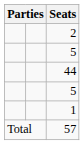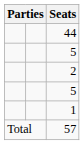rows swapped: (15, 72) <-> (15, 33)
